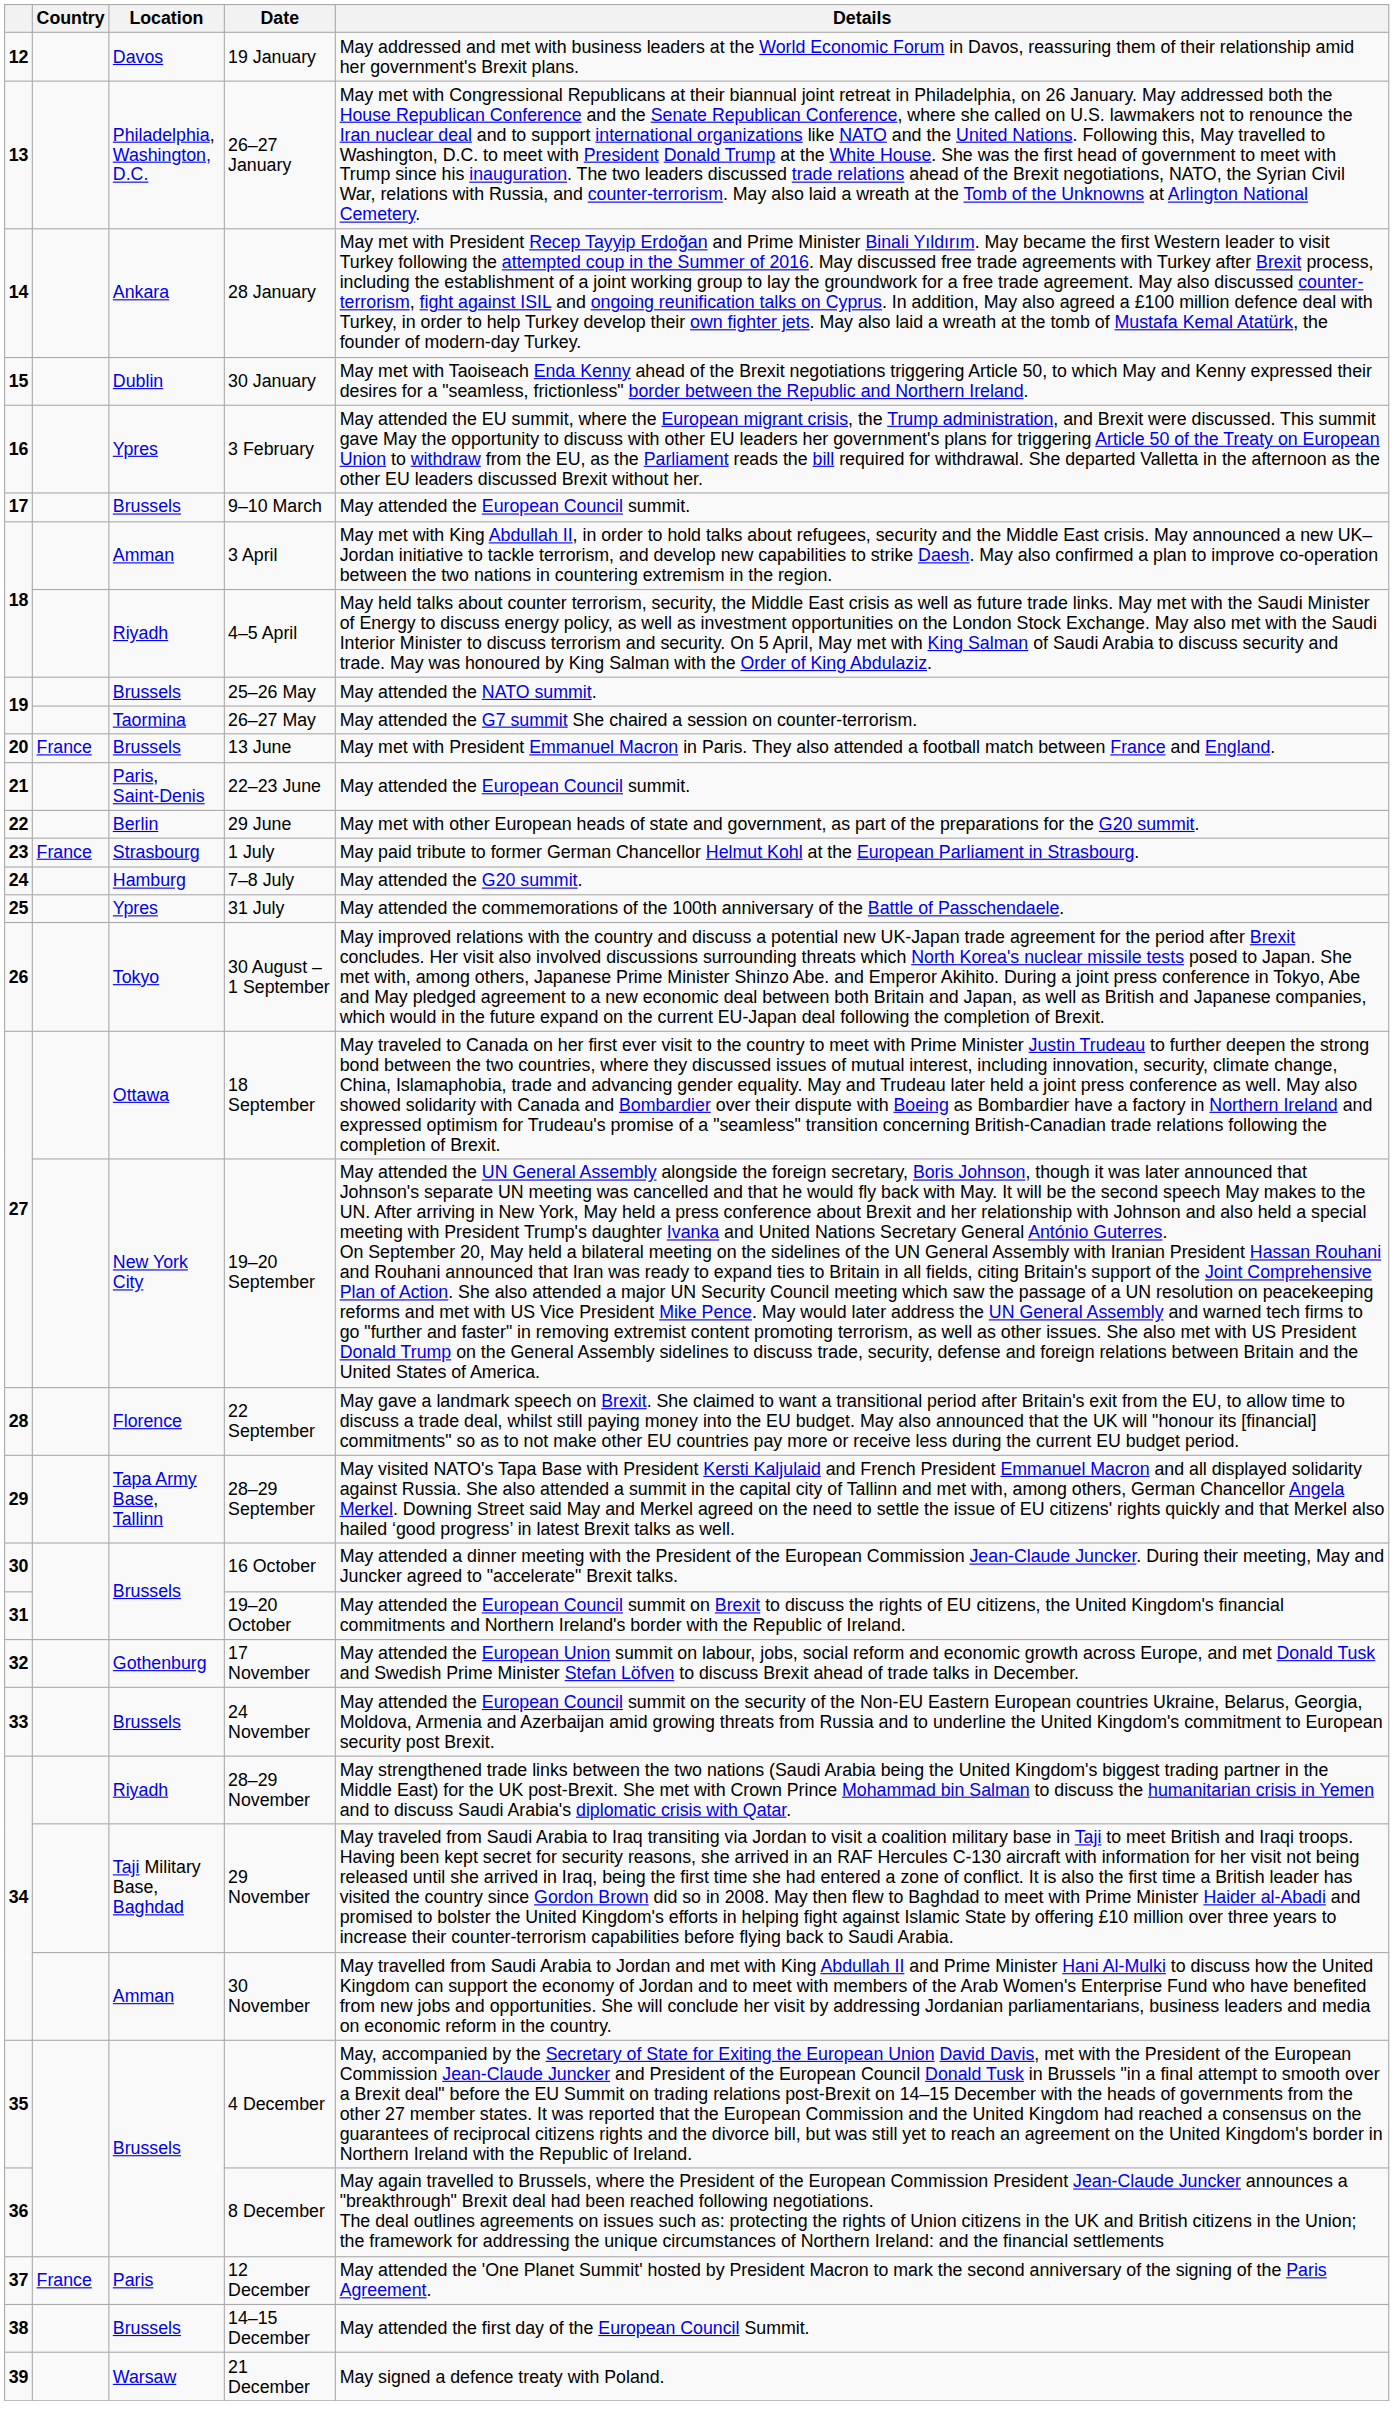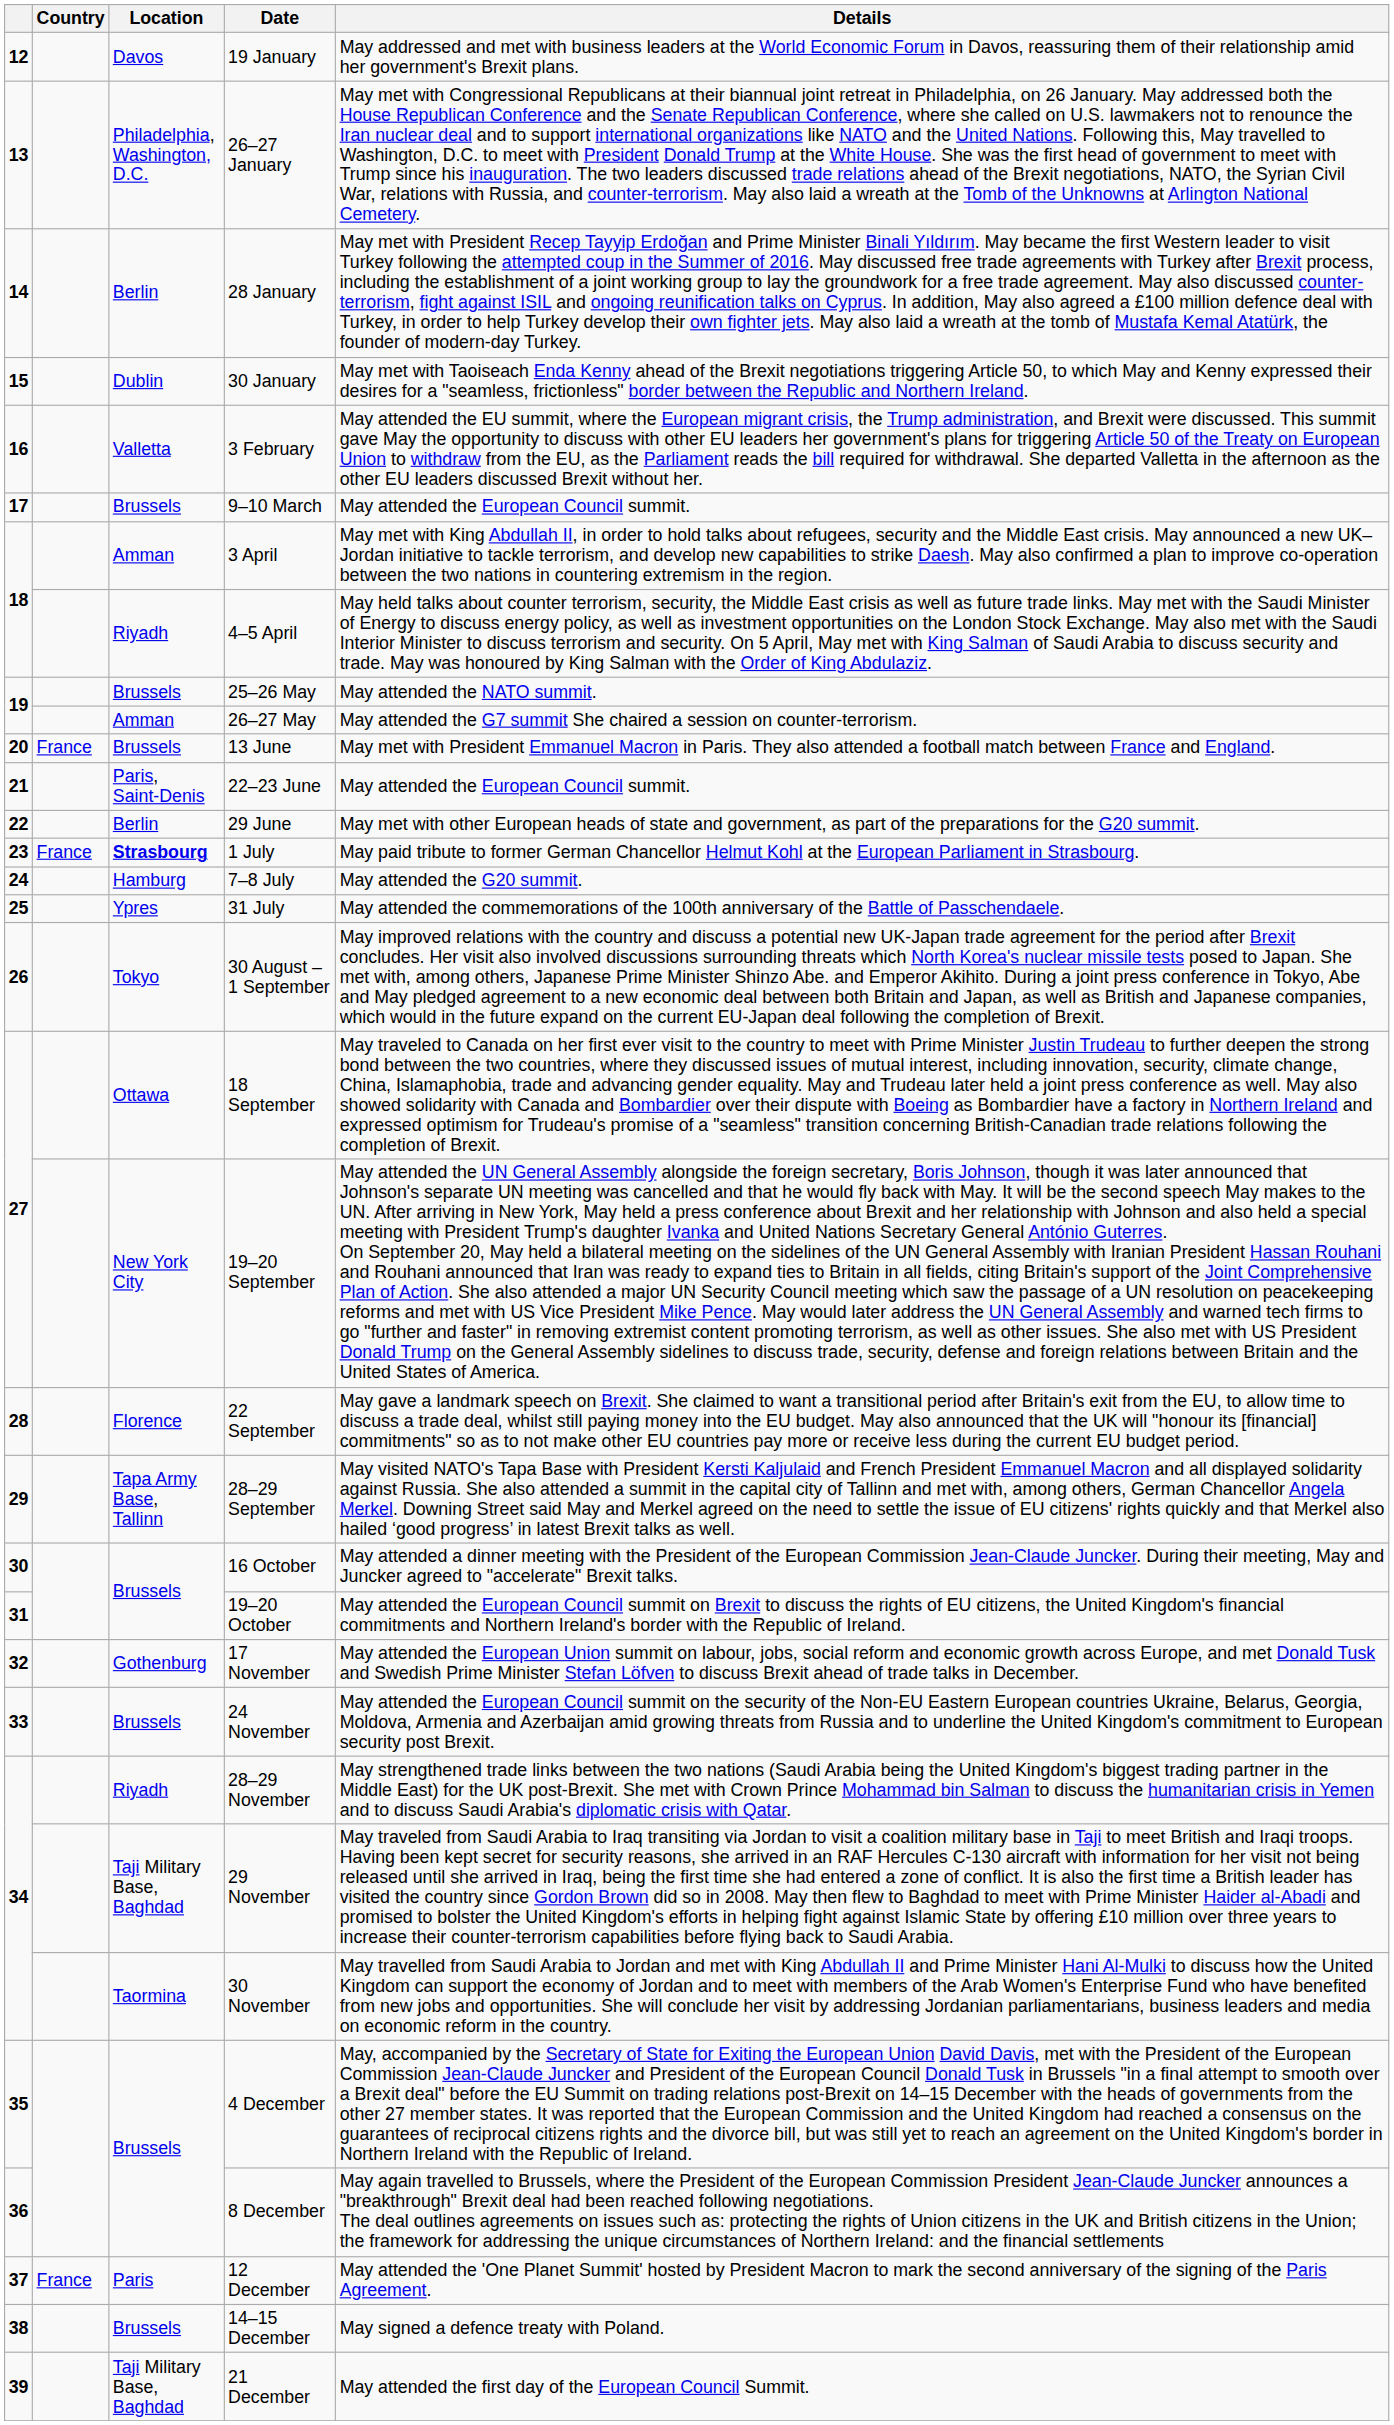(141, 292) Ankara -> (136, 292) Berlin
(135, 449) Ypres -> (142, 449) Valletta
(149, 719) Taormina -> (143, 719) Amman
(156, 852) normal -> (160, 852) bold
(143, 1996) Amman -> (149, 1996) Taormina
(575, 2328) May attended the first day of the European Council Summit. -> (502, 2328) May signed a defence treaty with Poland.
(145, 2376) Warsaw -> (157, 2386) Taji Military Base, Baghdad
(502, 2376) May signed a defence treaty with Poland. -> (575, 2386) May attended the first day of the European Council Summit.
